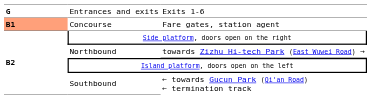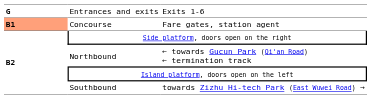(264, 51) towards Zizhu Hi-tech Park (East Wuwei Road) → -> (235, 56) ← towards Gucun Park (Qi'an Road) ← termination track
(235, 84) ← towards Gucun Park (Qi'an Road) ← termination track -> (264, 88) towards Zizhu Hi-tech Park (East Wuwei Road) →
